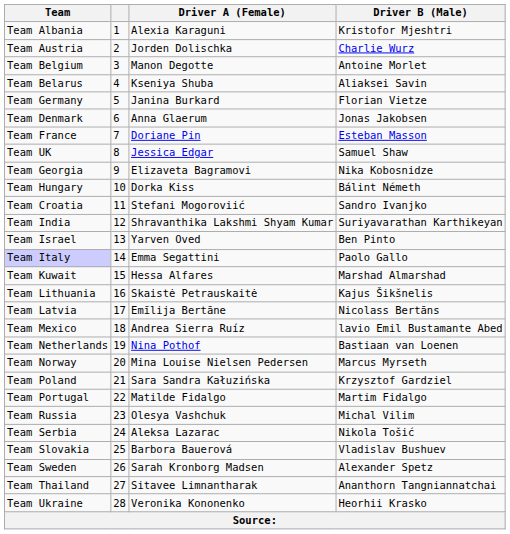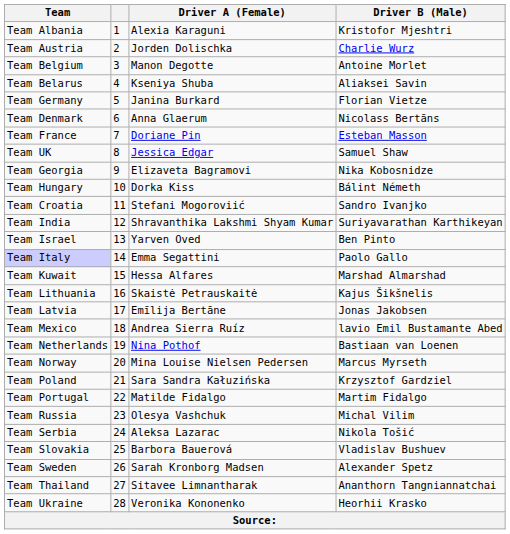(383, 118) Jonas Jakobsen -> (389, 118) Nicolass Bertāns
(389, 311) Nicolass Bertāns -> (383, 311) Jonas Jakobsen
